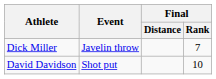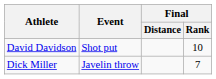rows swapped: (42, 65) <-> (32, 47)
